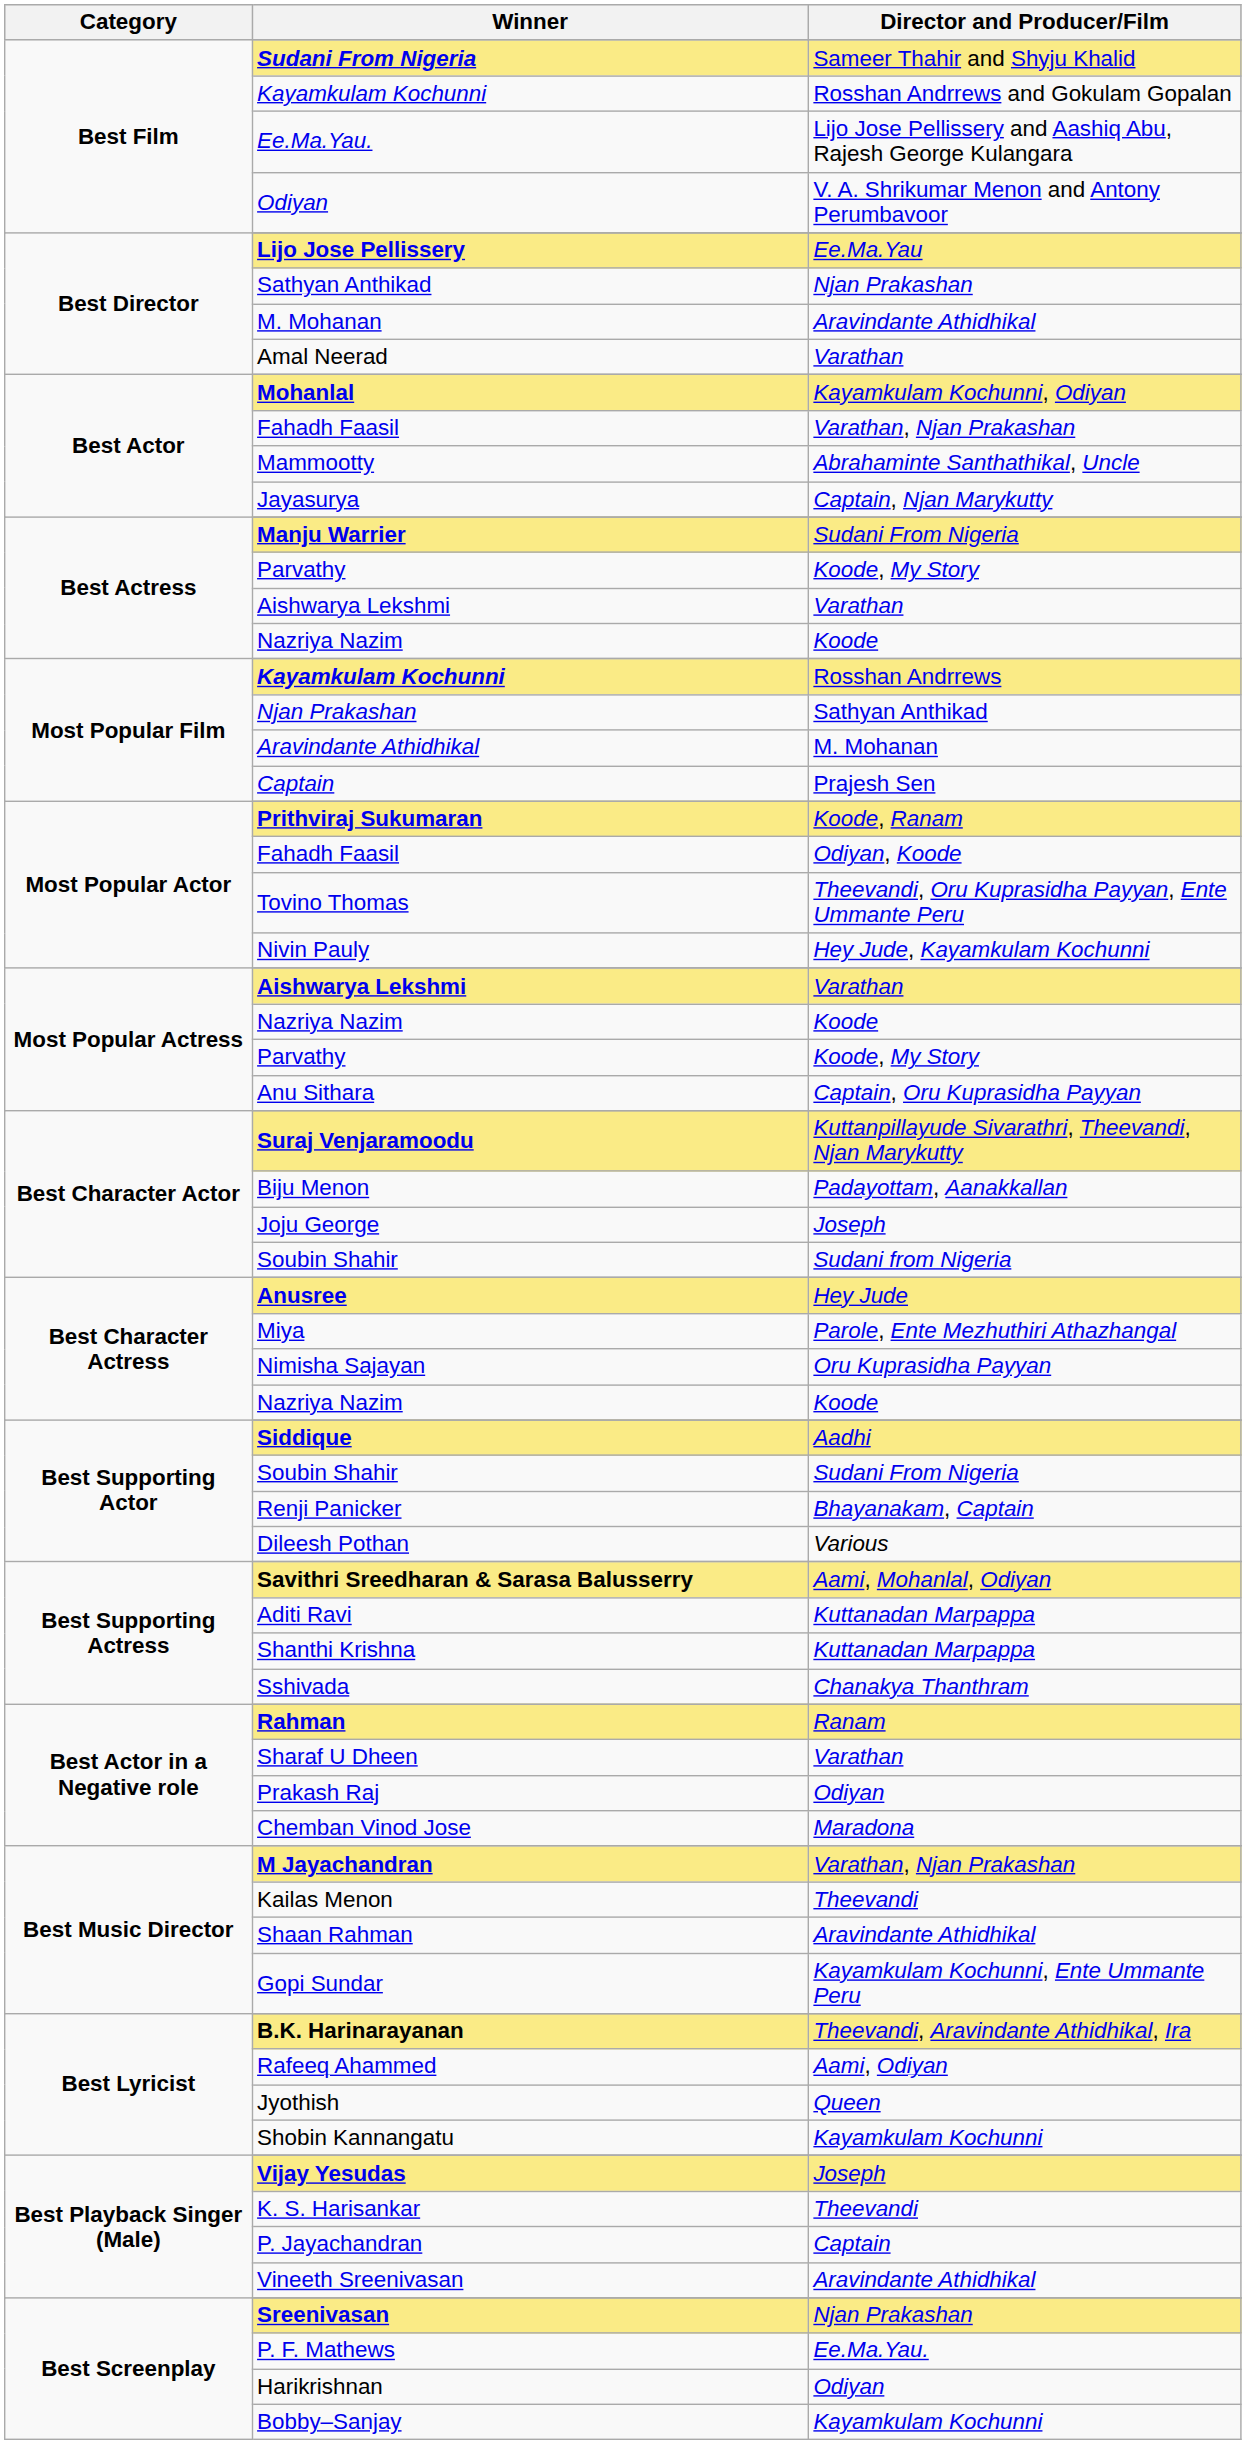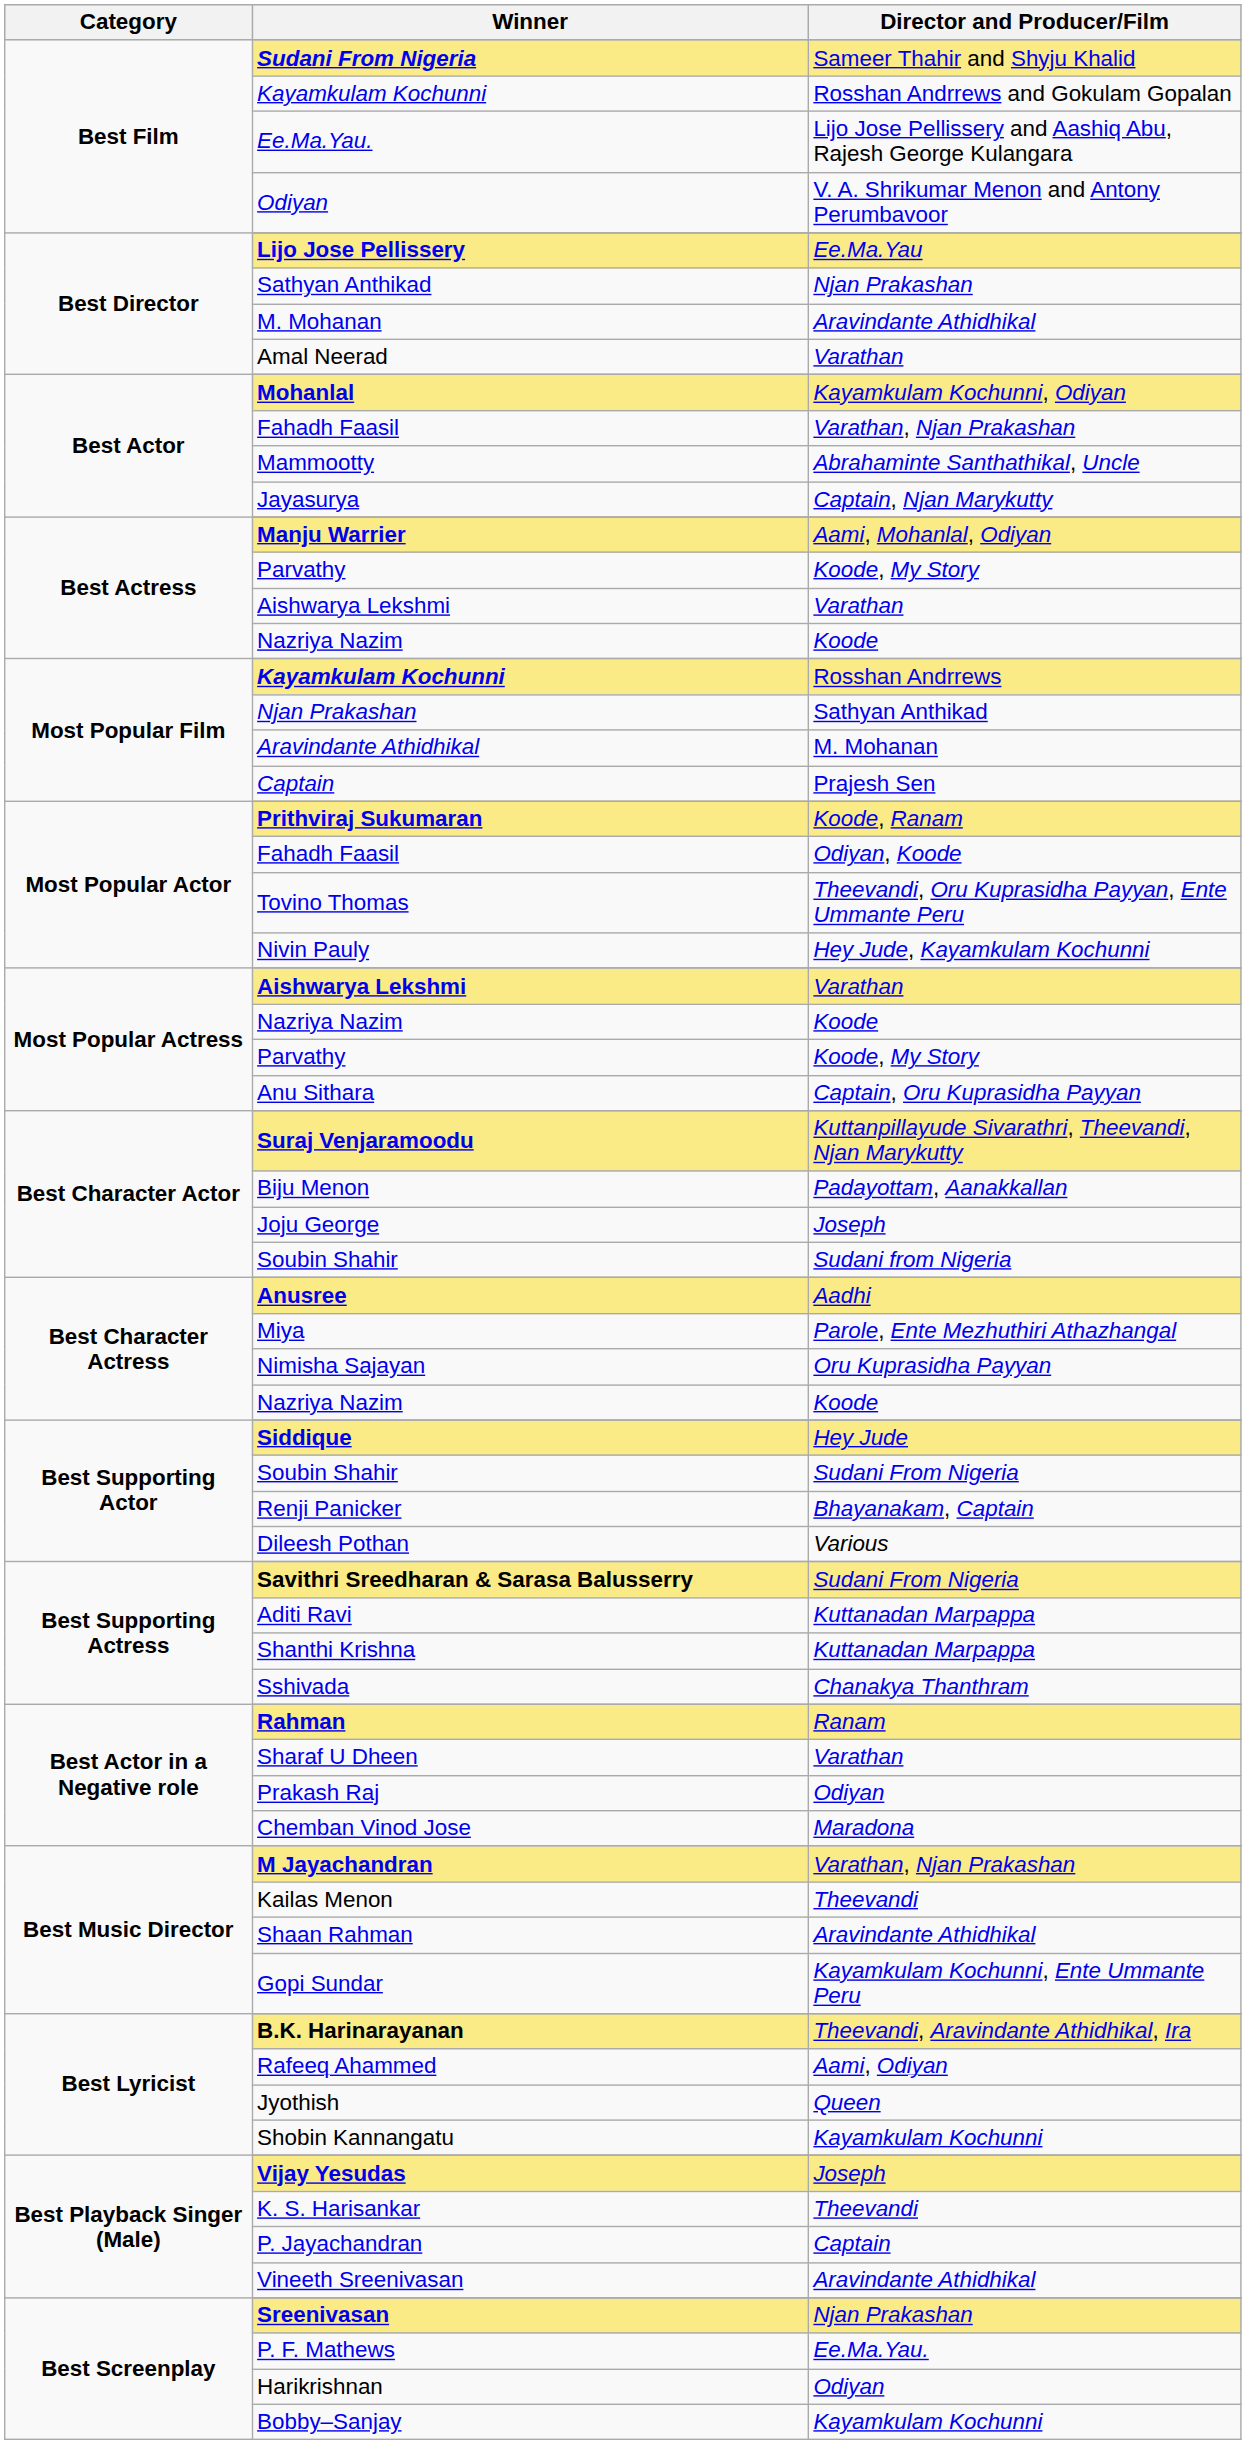(916, 534) Sudani From Nigeria -> (932, 534) Aami, Mohanlal, Odiyan
(861, 1295) Hey Jude -> (842, 1295) Aadhi
(842, 1437) Aadhi -> (861, 1437) Hey Jude
(932, 1579) Aami, Mohanlal, Odiyan -> (916, 1579) Sudani From Nigeria
